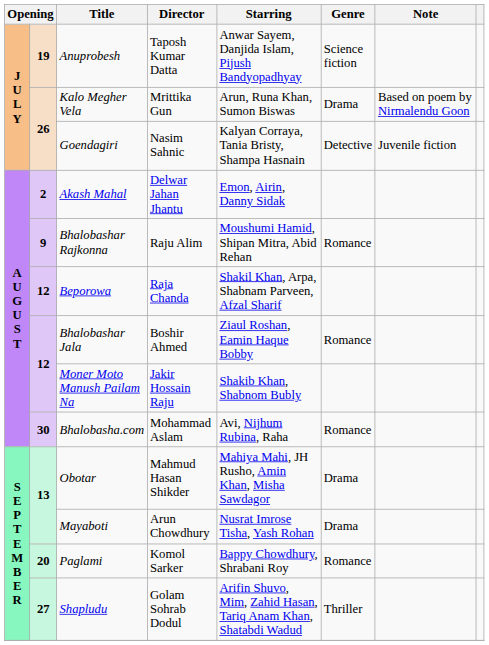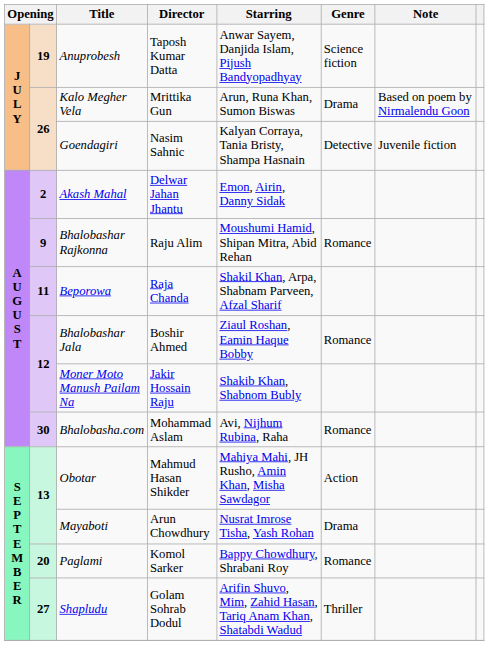(43, 291) 12 -> (43, 291) 11
(341, 478) Drama -> (341, 478) Action
